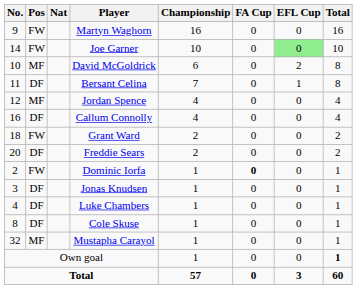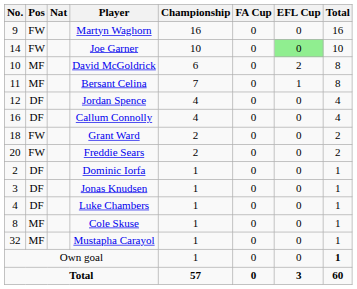(37, 83) DF -> (37, 83) MF
(37, 100) MF -> (37, 100) DF
(37, 153) DF -> (37, 153) FW
(37, 170) FW -> (37, 170) DF
(254, 170) bold -> (254, 170) normal
(37, 223) DF -> (37, 223) MF
